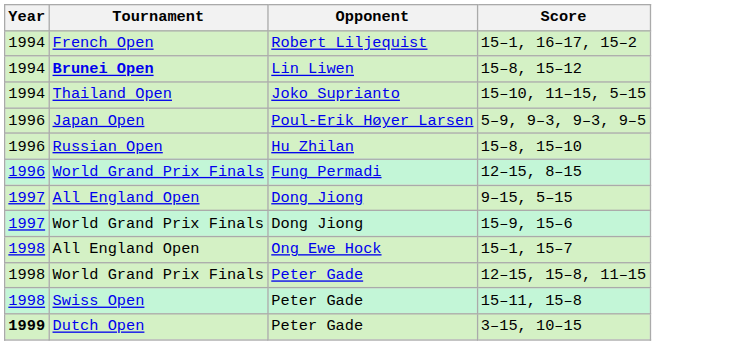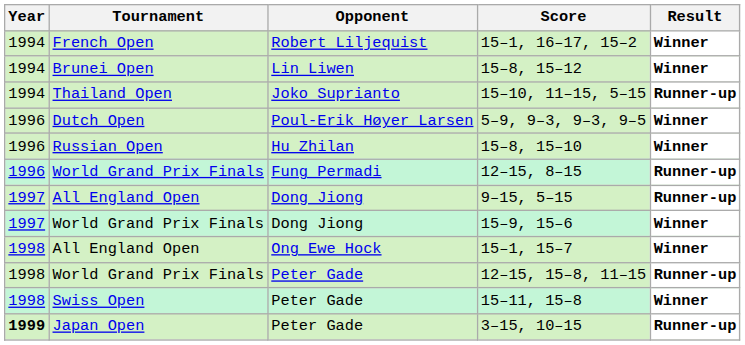+ column: (695, 17)
(103, 69) bold -> (103, 69) normal
(98, 120) Japan Open -> (98, 120) Dutch Open
(98, 326) Dutch Open -> (98, 326) Japan Open
